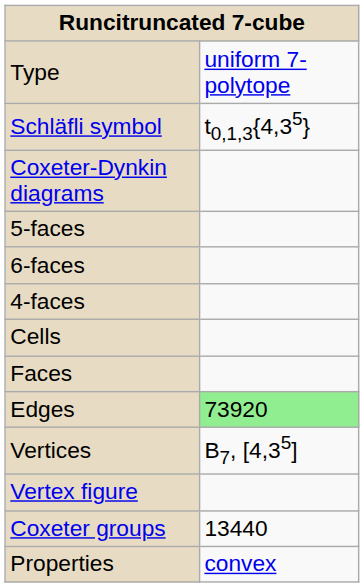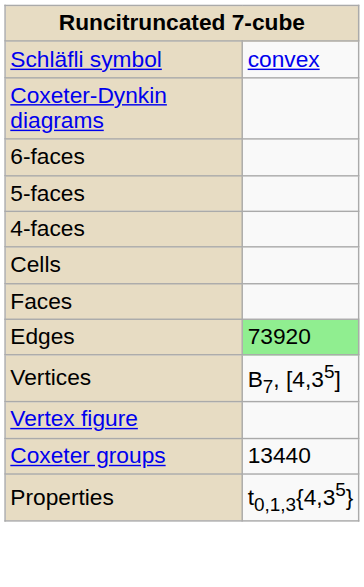- row: (35, 72)
(257, 126) t0,1,3{4,35} -> (284, 59) convex
rows swapped: (48, 265) <-> (48, 229)
(240, 564) convex -> (301, 497) t0,1,3{4,35}
